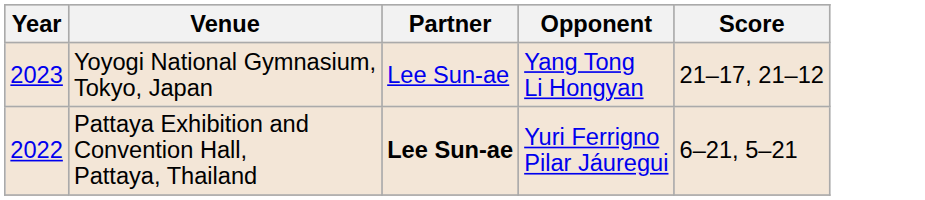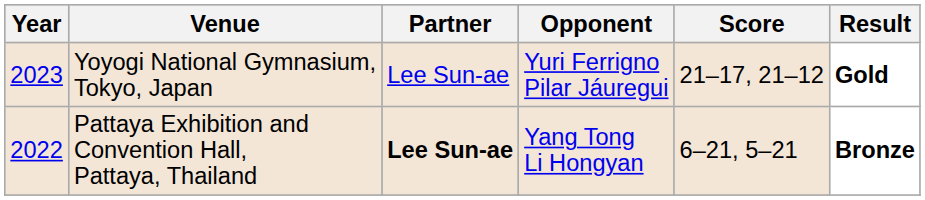+ column: (875, 24)
(584, 74) Yang Tong Li Hongyan -> (596, 74) Yuri Ferrigno Pilar Jáuregui
(596, 151) Yuri Ferrigno Pilar Jáuregui -> (584, 151) Yang Tong Li Hongyan
